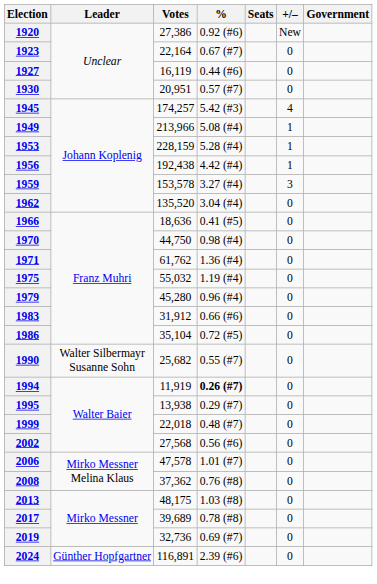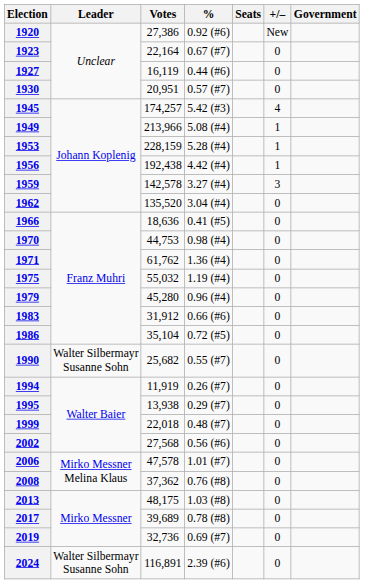(175, 183) 153,578 -> (163, 183) 142,578
(175, 240) 44,750 -> (163, 240) 44,753
(221, 385) bold -> (208, 385) normal
(102, 555) Günther Hopfgartner -> (96, 562) Walter Silbermayr Susanne Sohn
